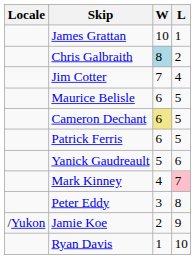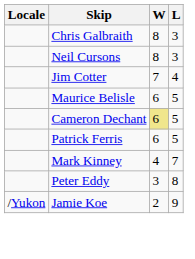- row: (89, 35)
(159, 56) lightblue background -> (156, 35) no background
(178, 56) 2 -> (175, 35) 3
+ row: (86, 56)
- row: (100, 160)
(178, 181) pink background -> (175, 160) no background
- row: (82, 243)
